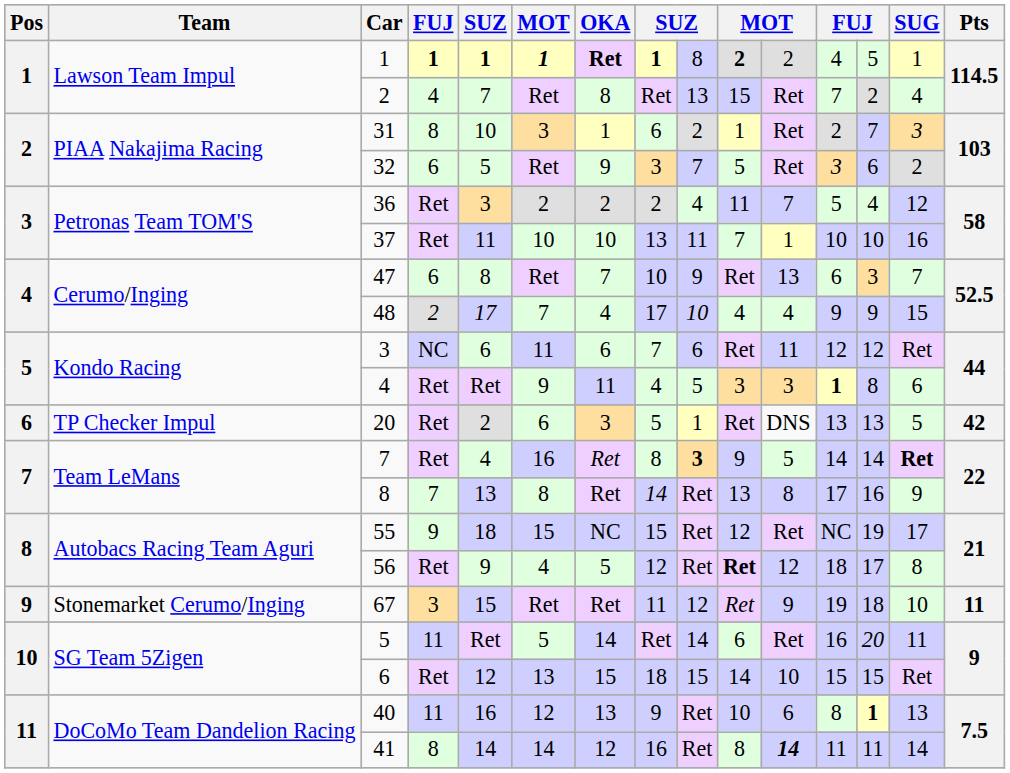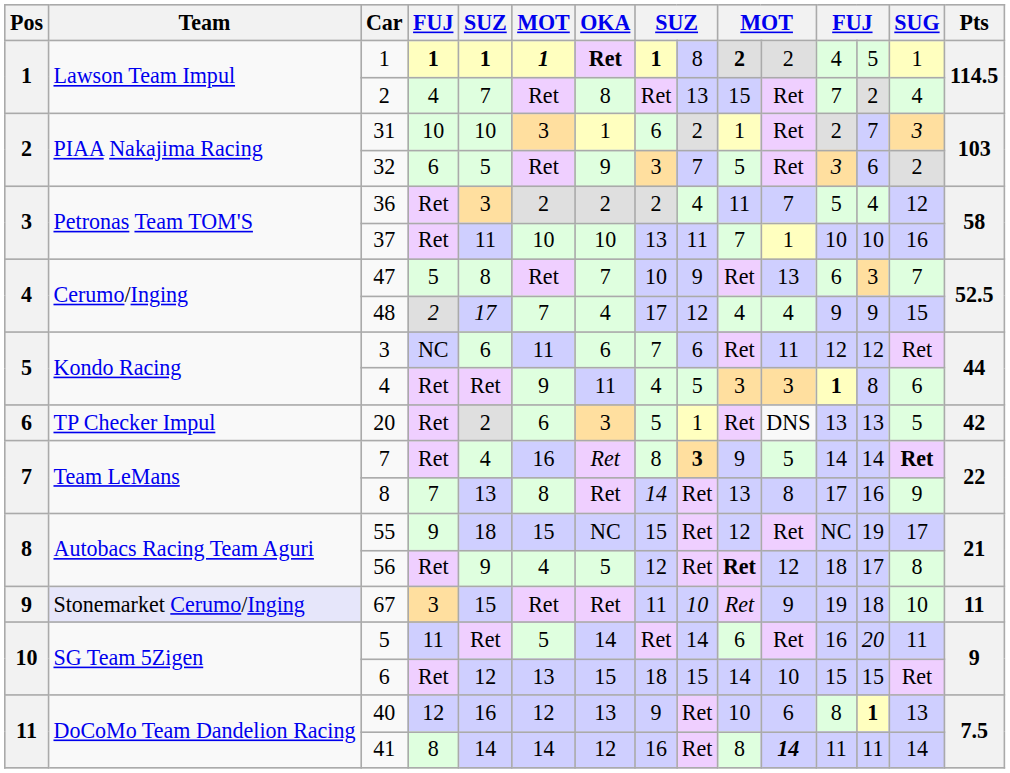(433, 131) 8 -> (433, 131) 10
(433, 276) 6 -> (433, 276) 5
(697, 313) 10 -> (697, 313) 12
(179, 603) no background -> (179, 603) lavender background
(697, 603) 12 -> (697, 603) 10
(433, 712) 11 -> (433, 712) 12
